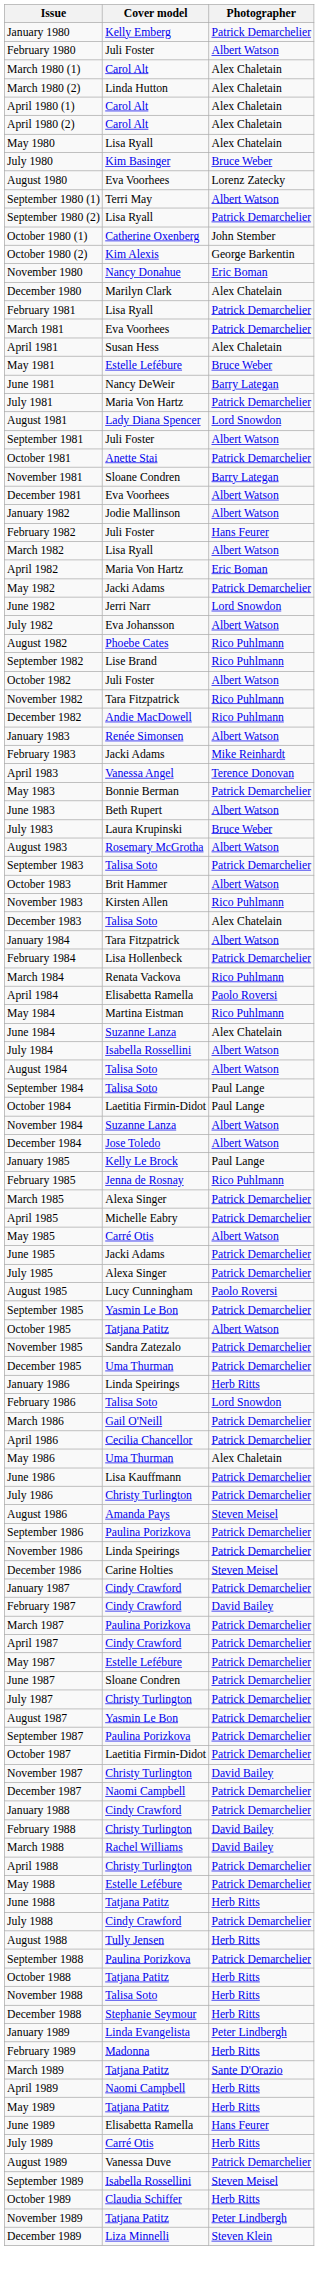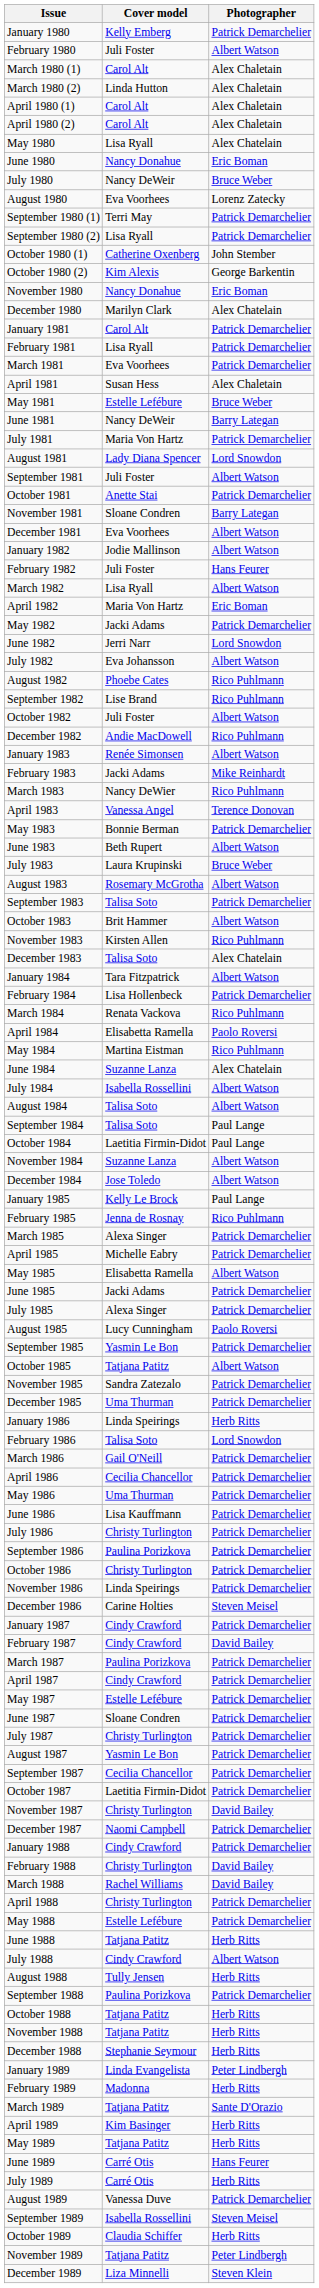+ row: (31, 161)
(138, 161) Kim Basinger -> (140, 180) Nancy DeWeir
(245, 198) Albert Watson -> (261, 217) Patrick Demarchelier
+ row: (38, 328)
- row: (45, 699)
+ row: (35, 791)
(129, 1236) Carré Otis -> (149, 1273) Elisabetta Ramella
(247, 1458) Alex Chaletain -> (261, 1495) Patrick Demarchelier
- row: (37, 1514)
+ row: (39, 1569)
(148, 1736) Paulina Porizkova -> (149, 1773) Cecilia Chancellor
(261, 1921) Patrick Demarchelier -> (245, 1958) Albert Watson
(131, 1995) Talisa Soto -> (137, 2032) Tatjana Patitz
(145, 2088) Naomi Campbell -> (138, 2125) Kim Basinger
(149, 2125) Elisabetta Ramella -> (129, 2162) Carré Otis
